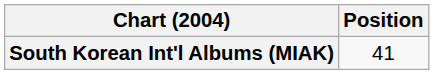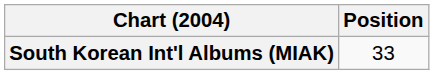(383, 52) 41 -> (383, 52) 33
